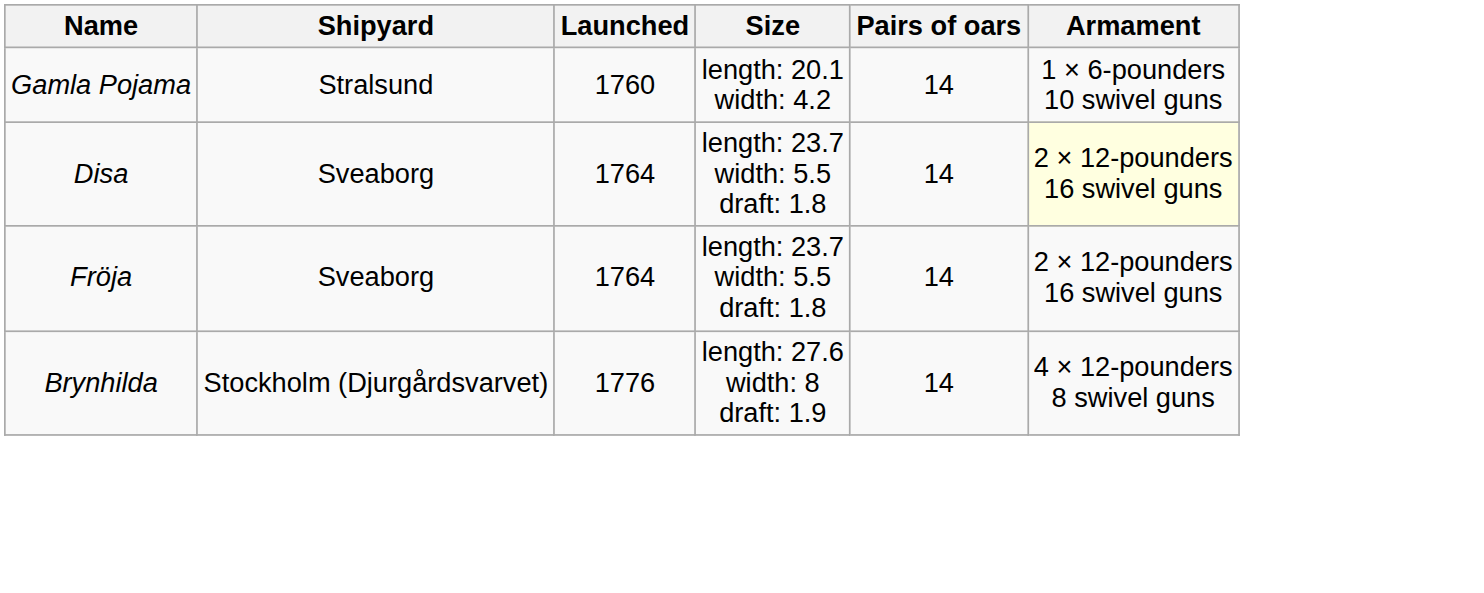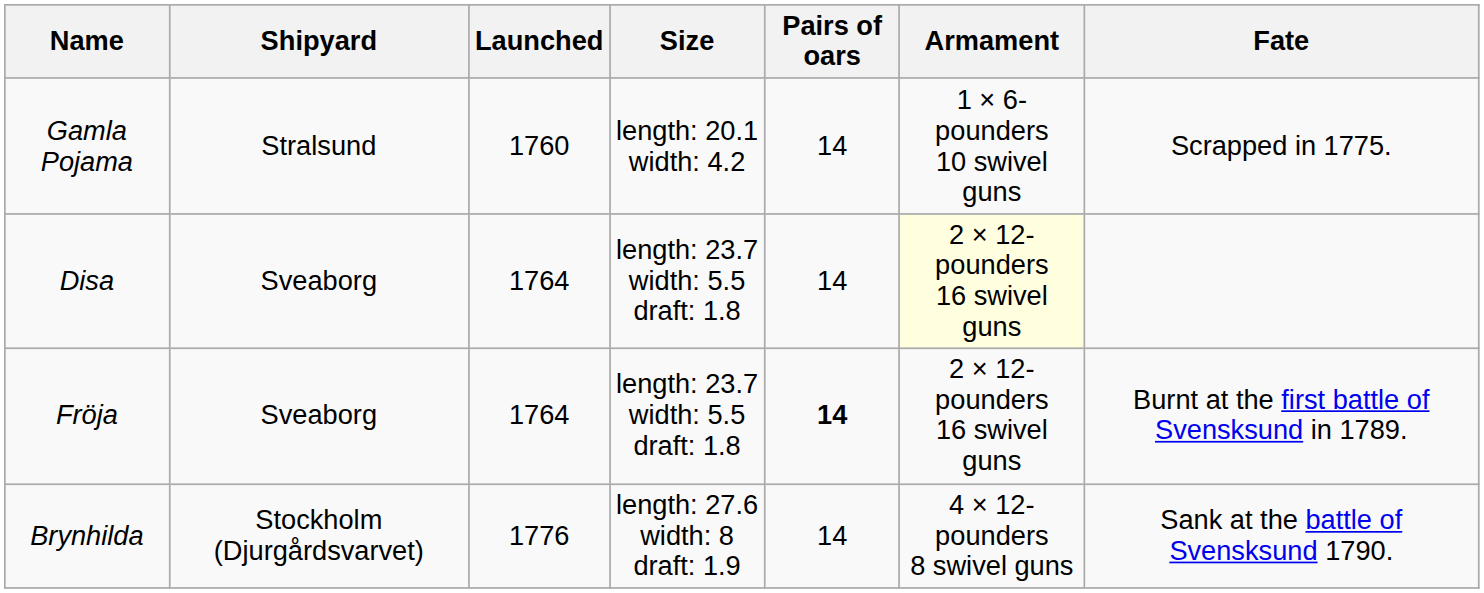+ column: (1281, 41)
(939, 277) normal -> (832, 415) bold
